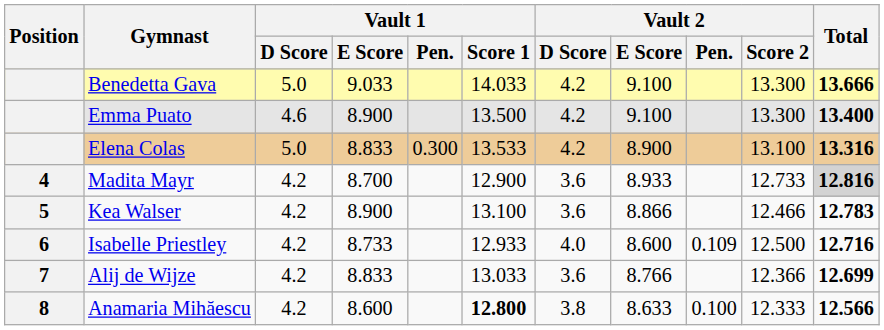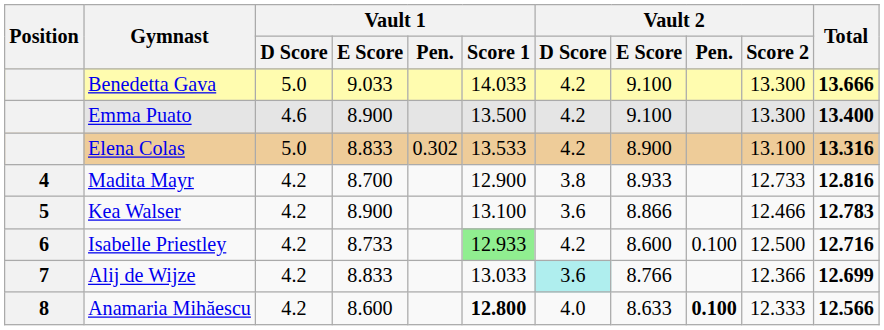(435, 148) 0.300 -> (435, 148) 0.302
(573, 180) 3.6 -> (573, 180) 3.8
(846, 180) lightgrey background -> (846, 180) no background
(499, 244) no background -> (499, 244) lightgreen background
(573, 244) 4.0 -> (573, 244) 4.2
(714, 244) 0.109 -> (714, 244) 0.100
(573, 276) no background -> (573, 276) paleturquoise background
(573, 308) 3.8 -> (573, 308) 4.0
(714, 308) normal -> (714, 308) bold
